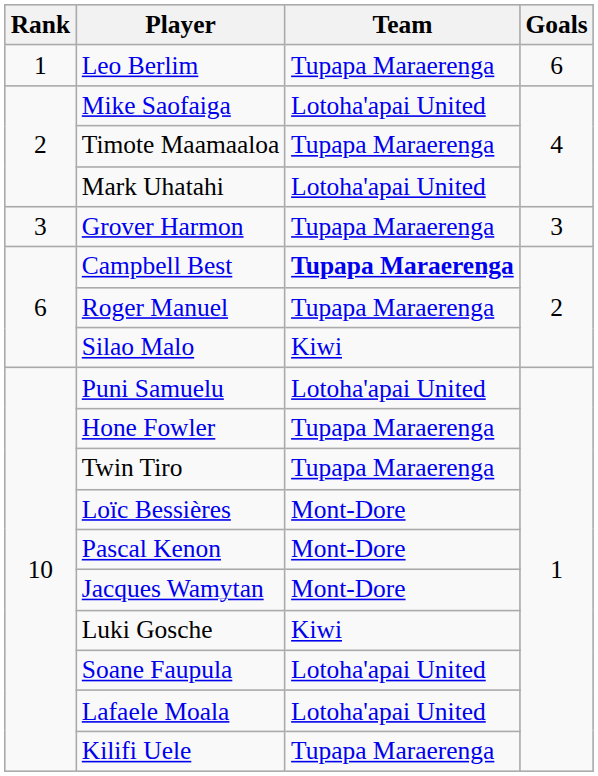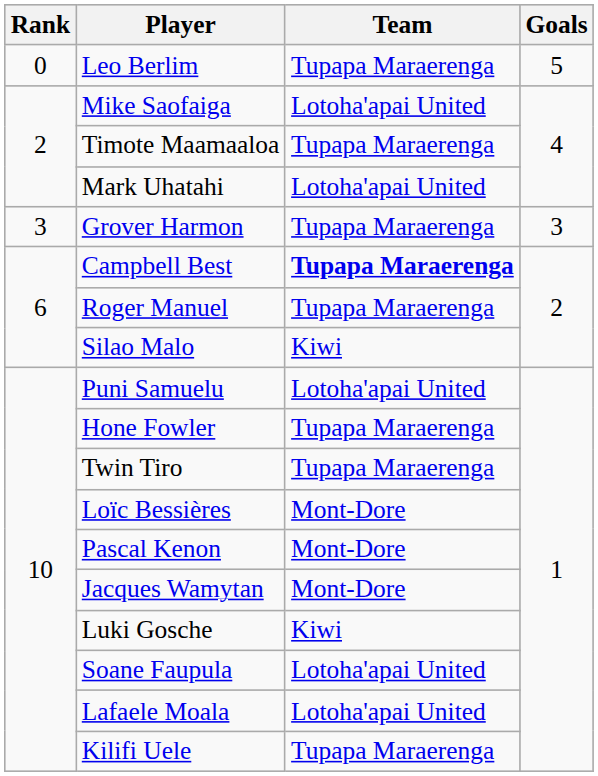(40, 65) 1 -> (40, 65) 0
(557, 65) 6 -> (557, 65) 5
